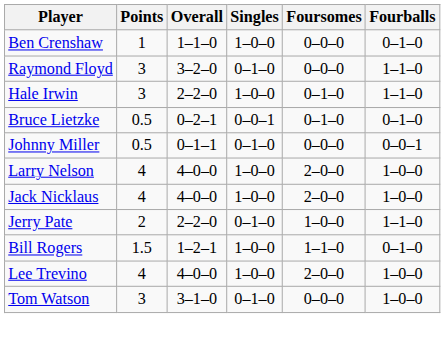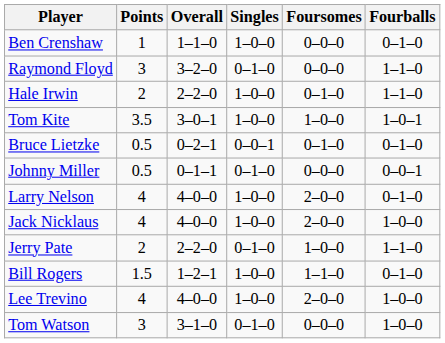(142, 94) 3 -> (142, 94) 2
+ row: (39, 119)
(402, 171) 1–0–0 -> (402, 196) 0–1–0
